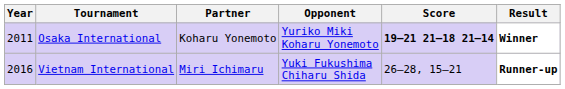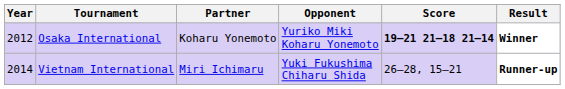(20, 38) 2011 -> (20, 38) 2012
(20, 69) 2016 -> (20, 69) 2014
